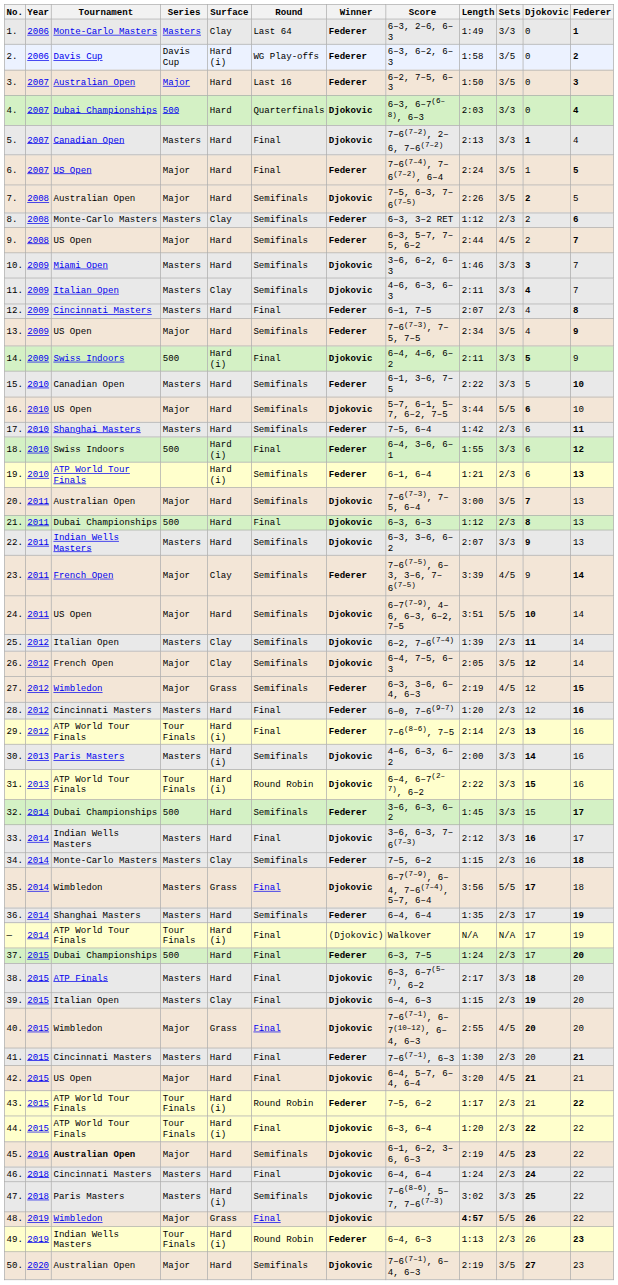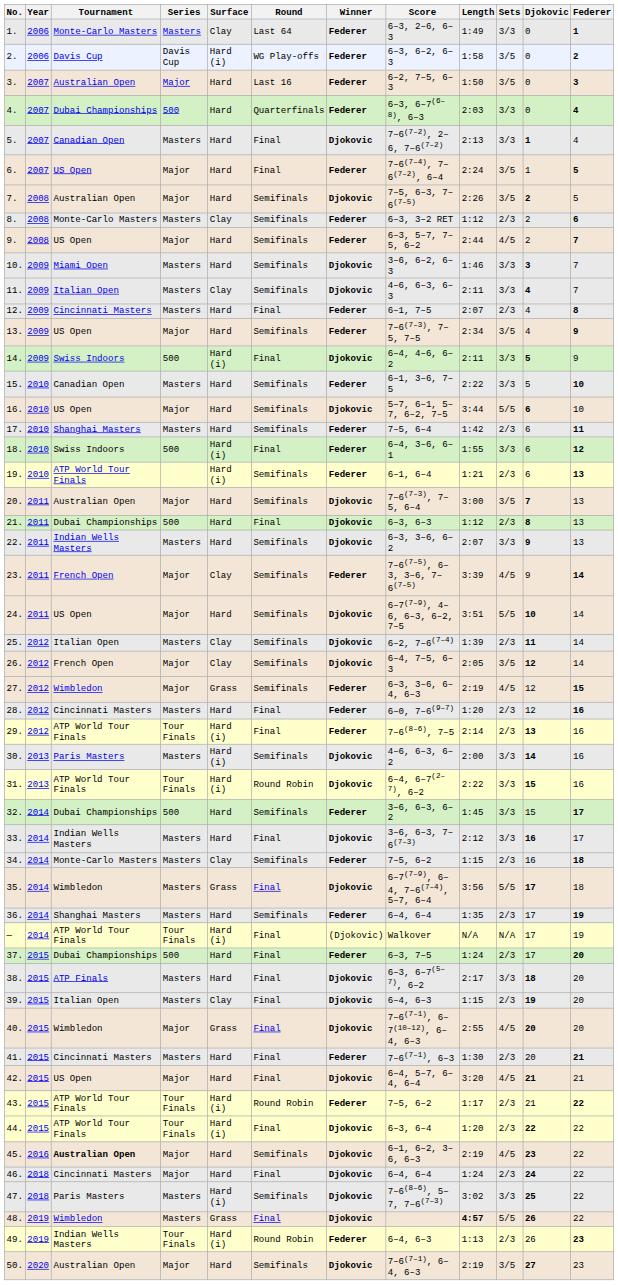(351, 110) Djokovic -> (348, 110) Federer
(182, 1174) Masters -> (176, 1174) Major
(176, 1219) Major -> (182, 1219) Masters
